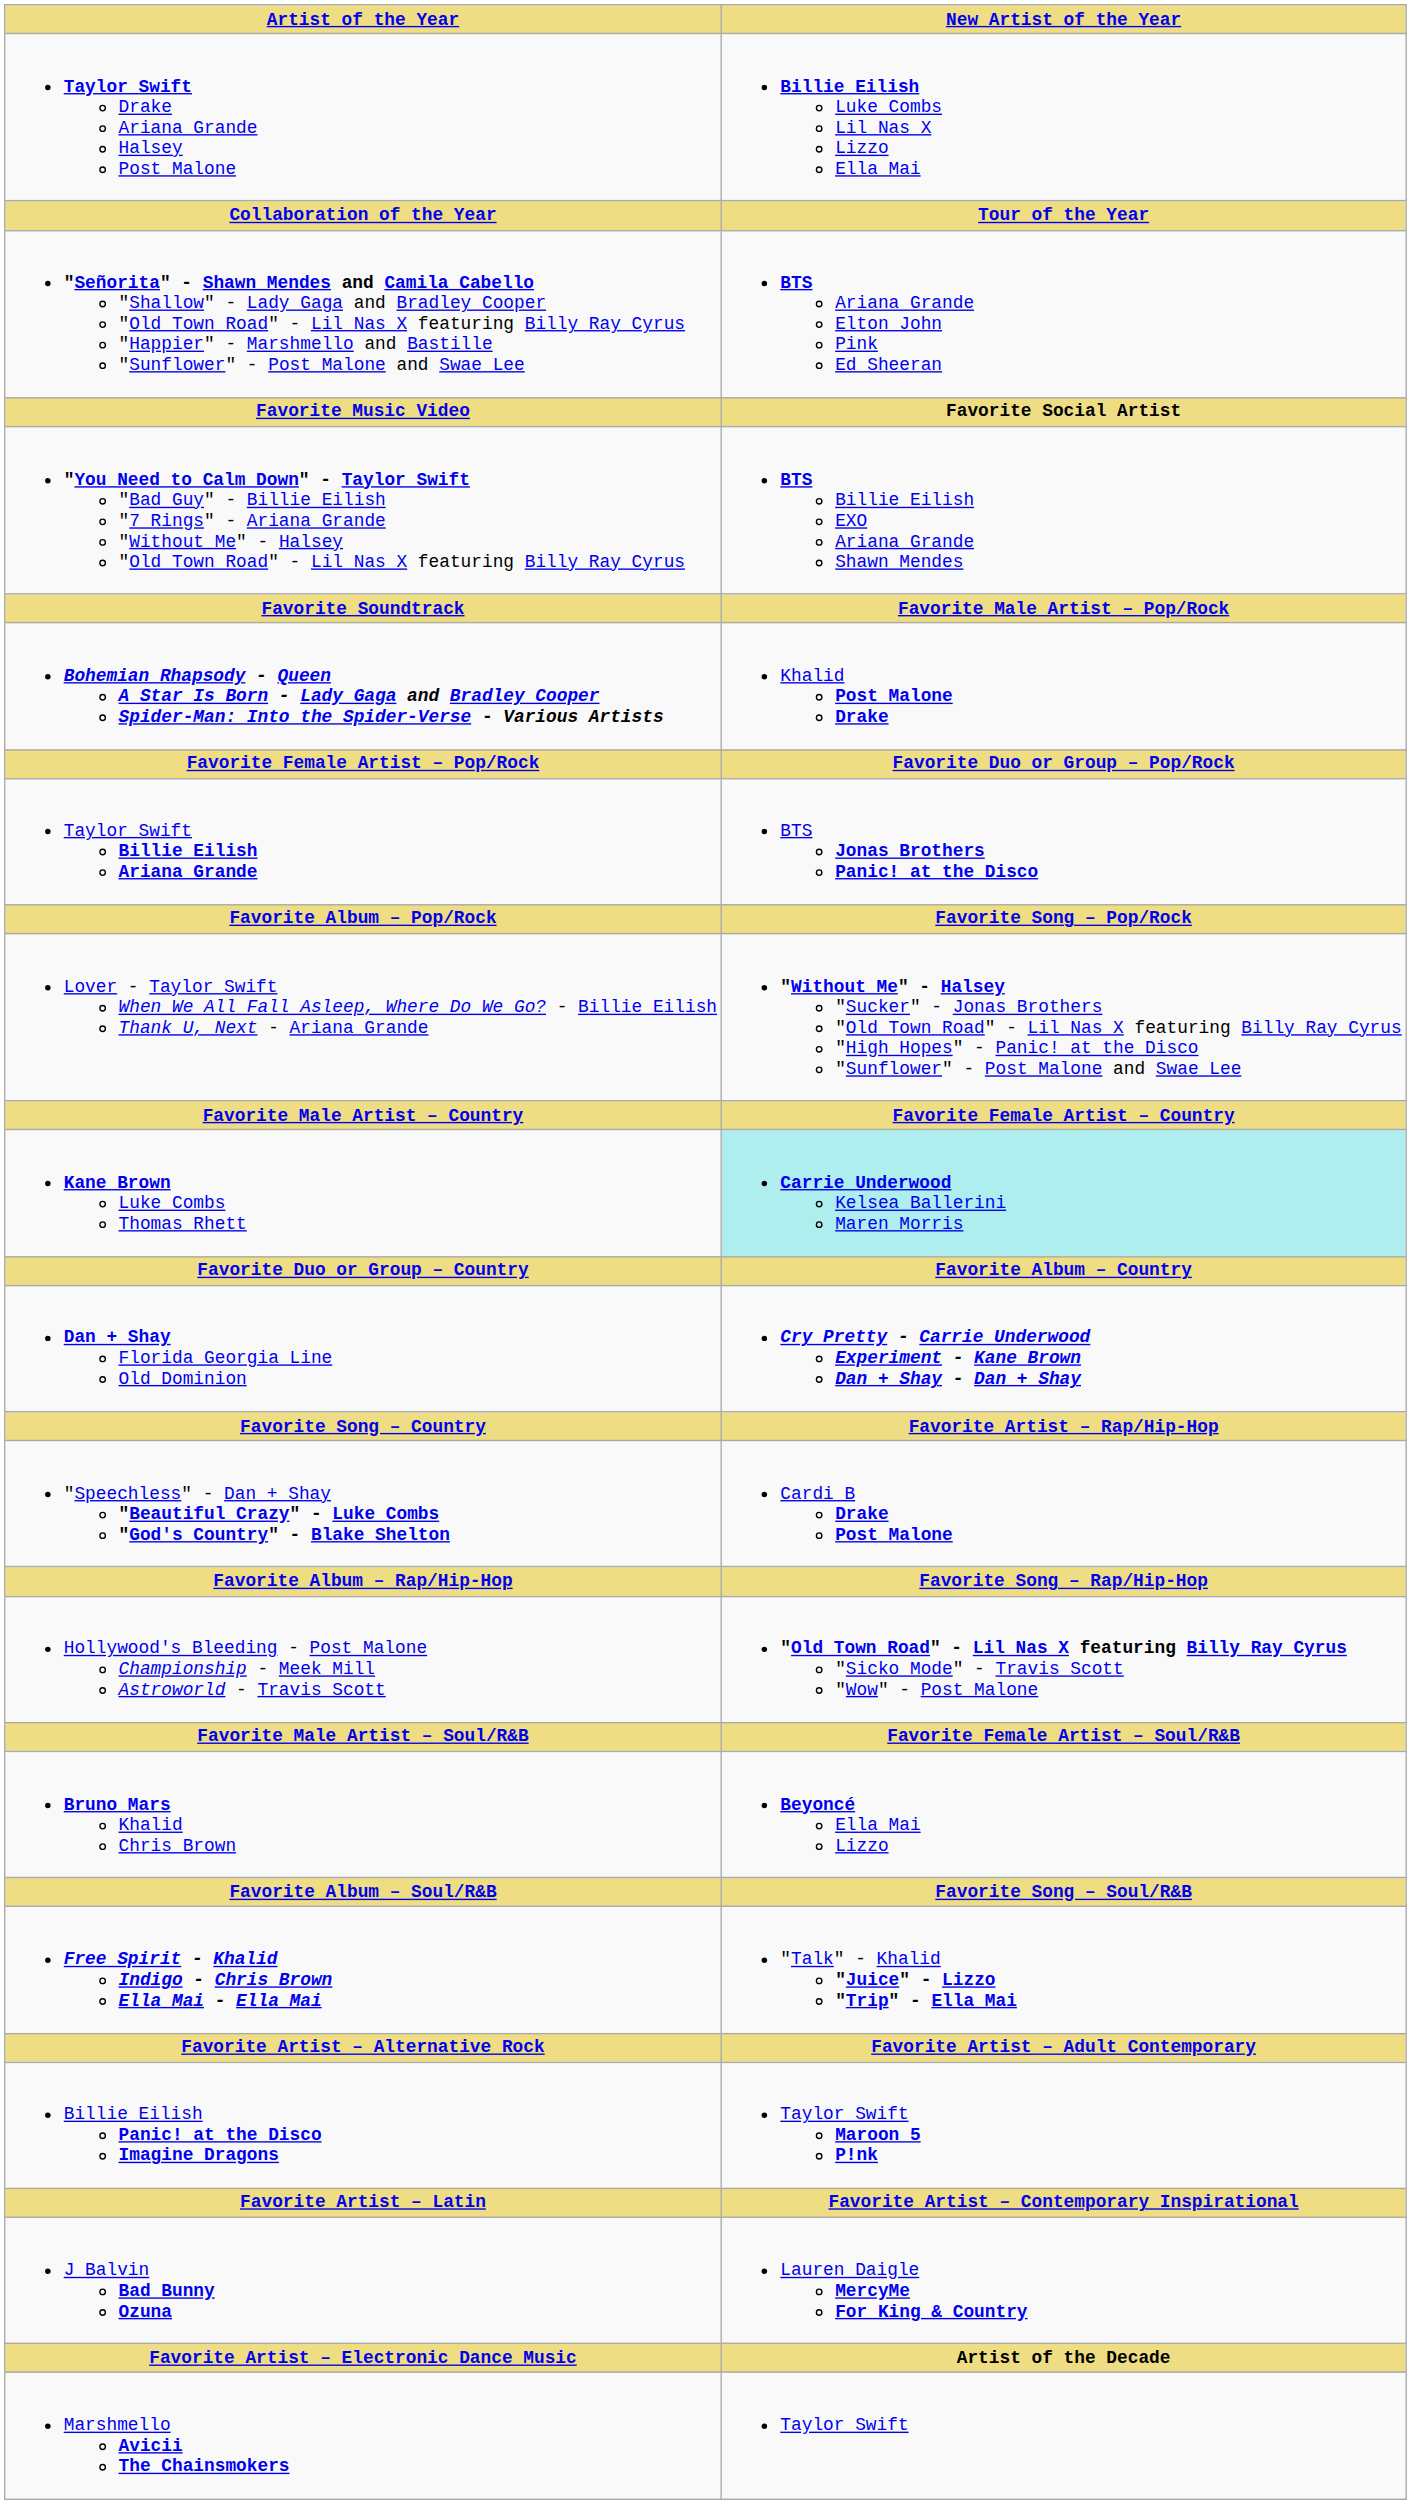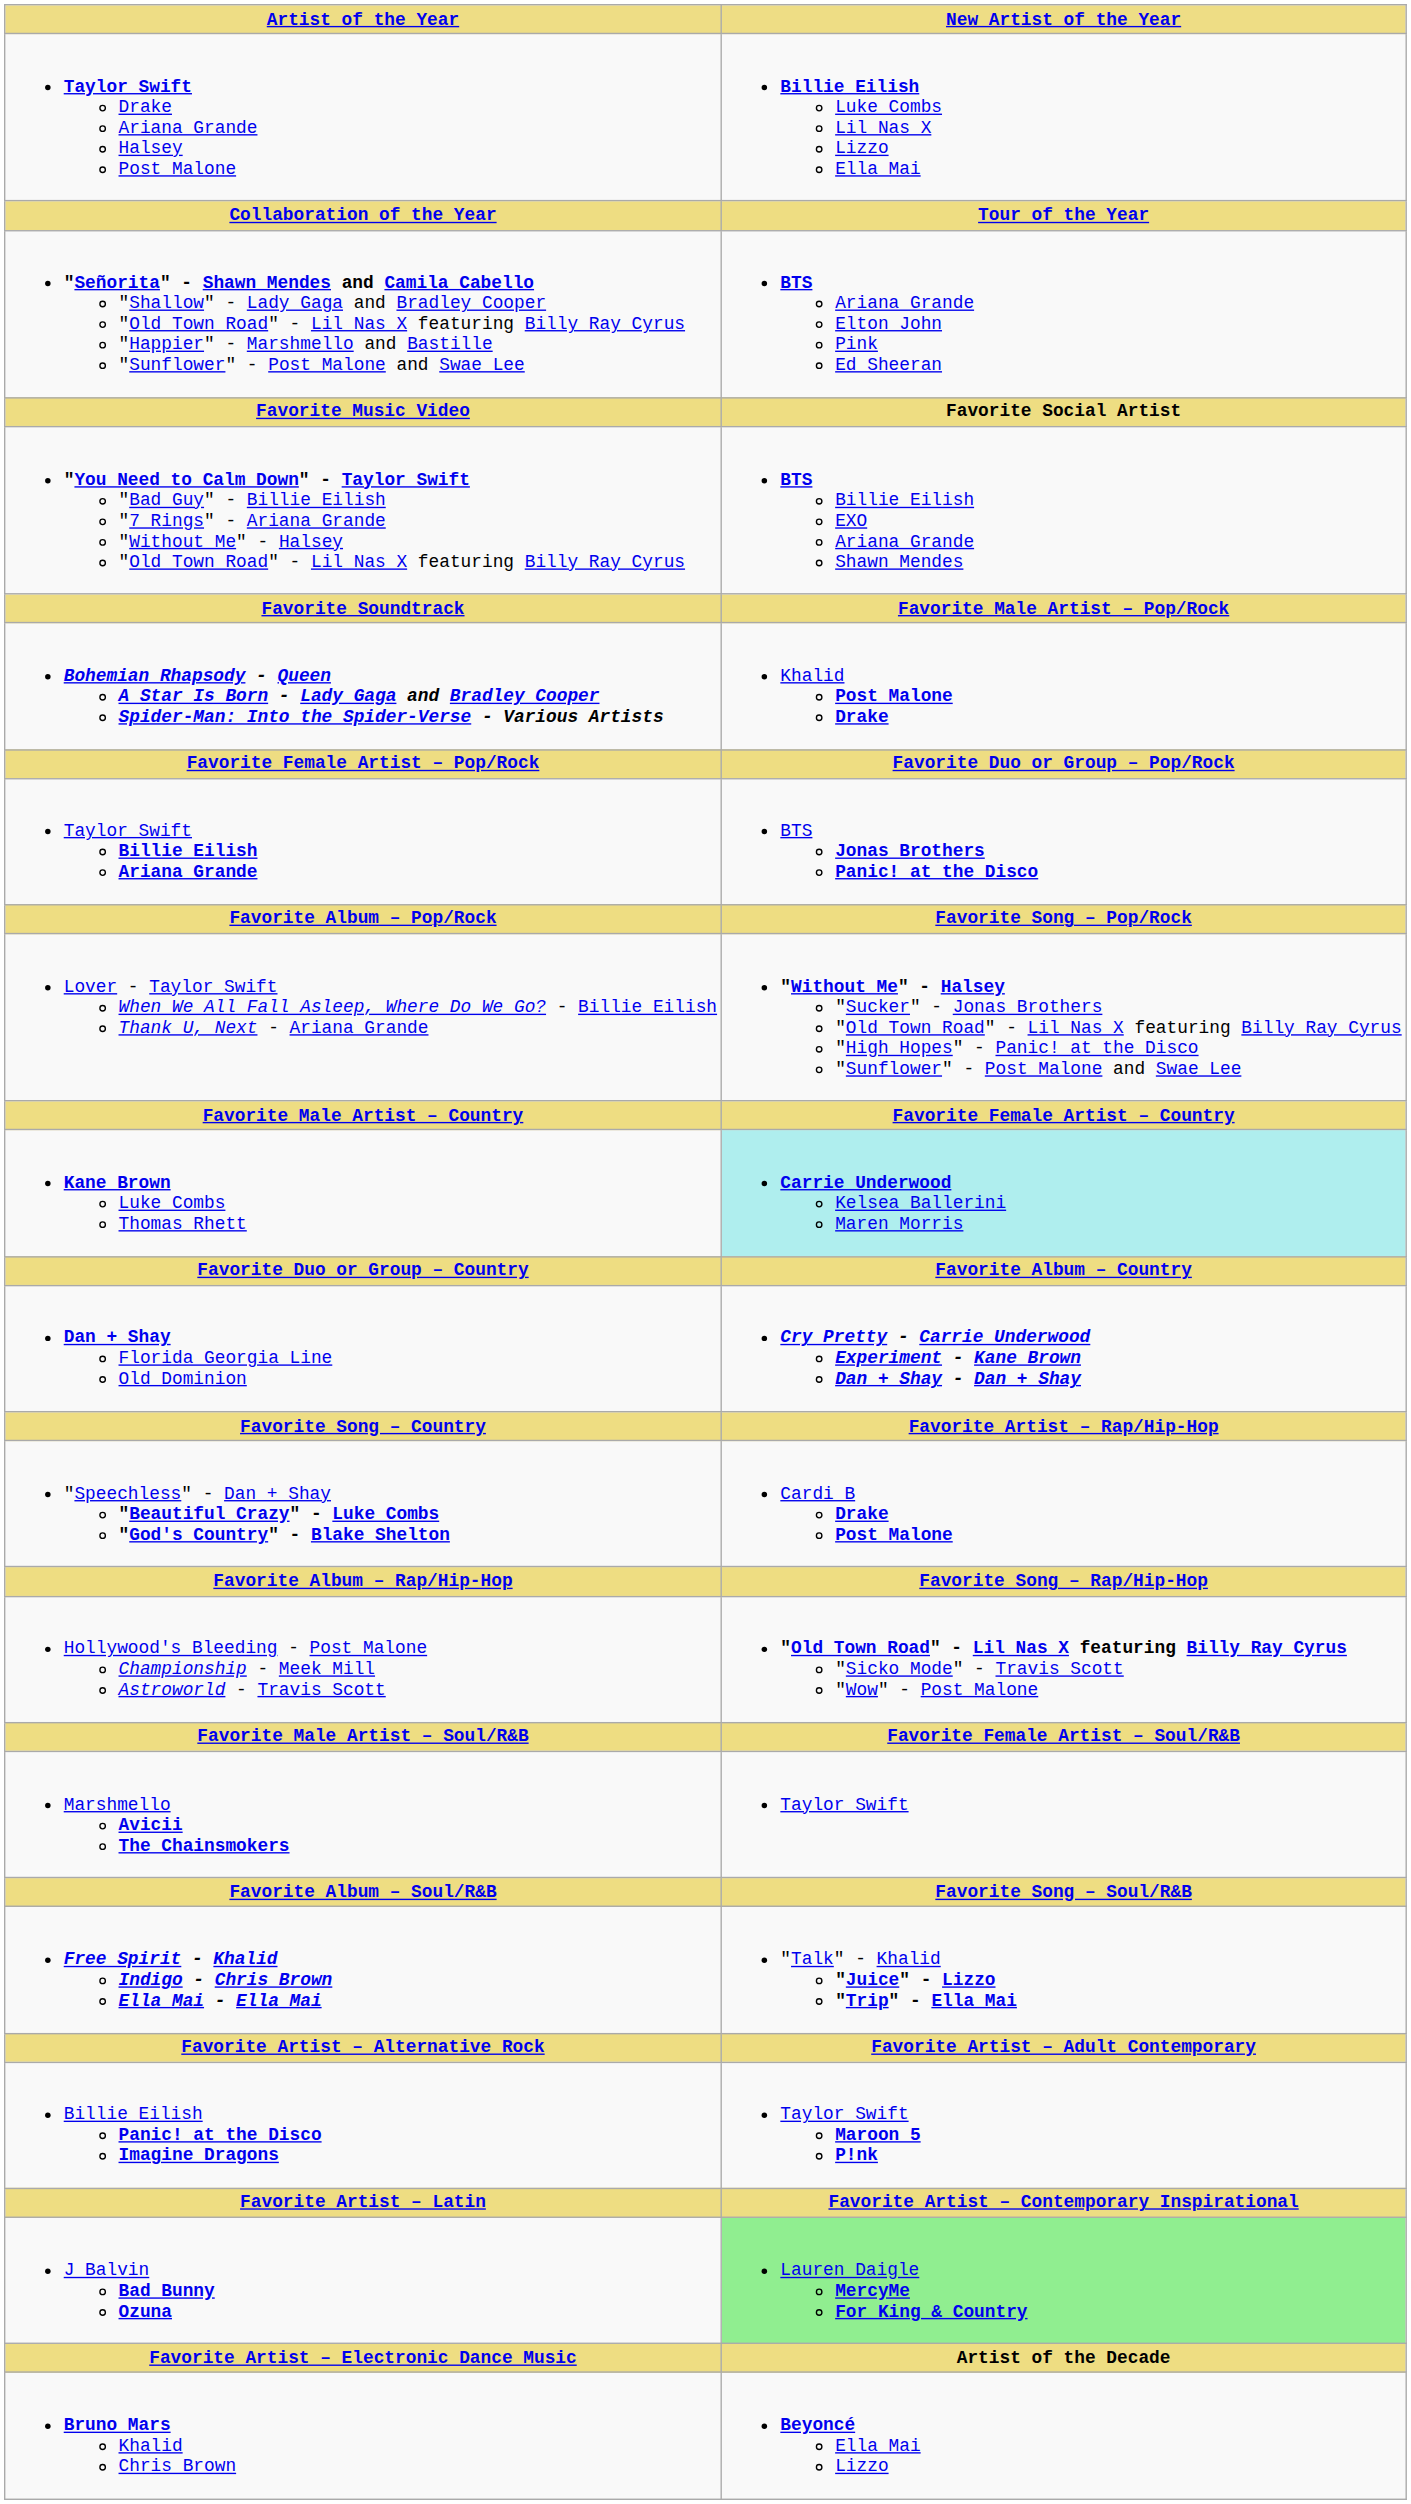rows swapped: (363, 1825) <-> (363, 2446)
(1064, 2291) no background -> (1064, 2291) lightgreen background
